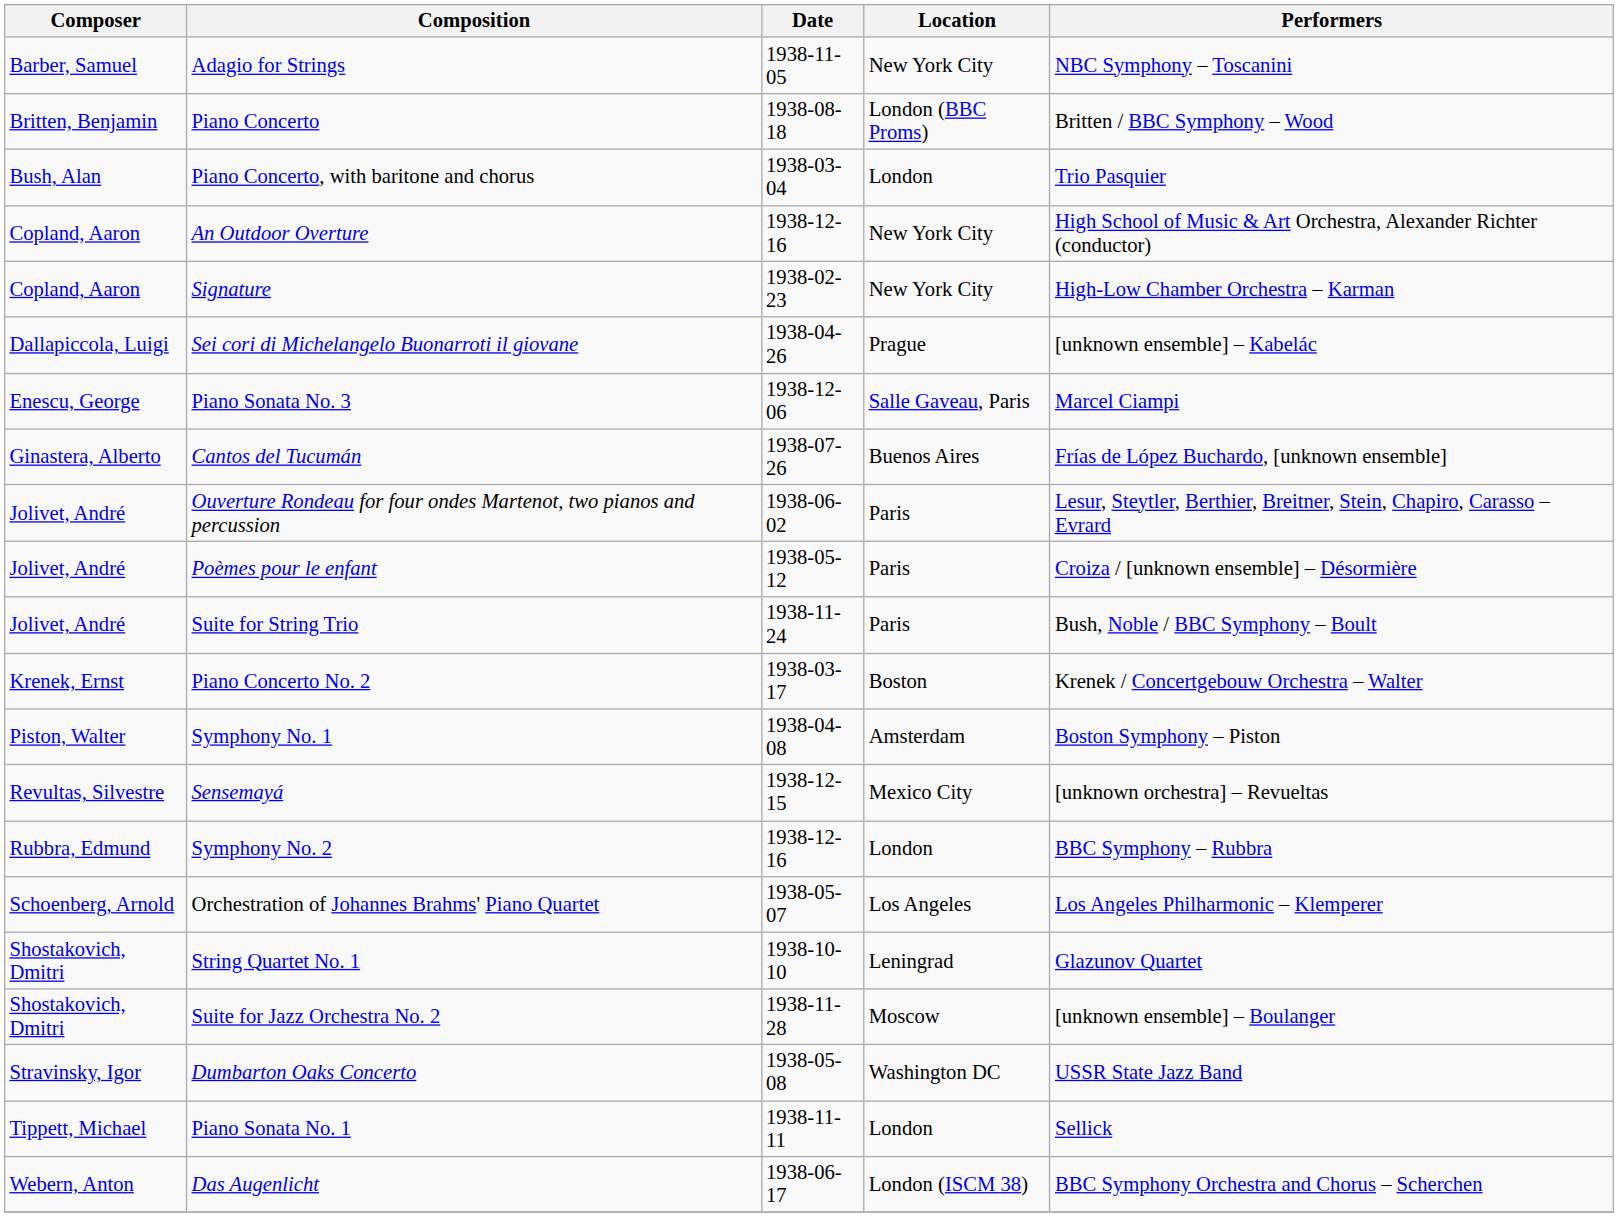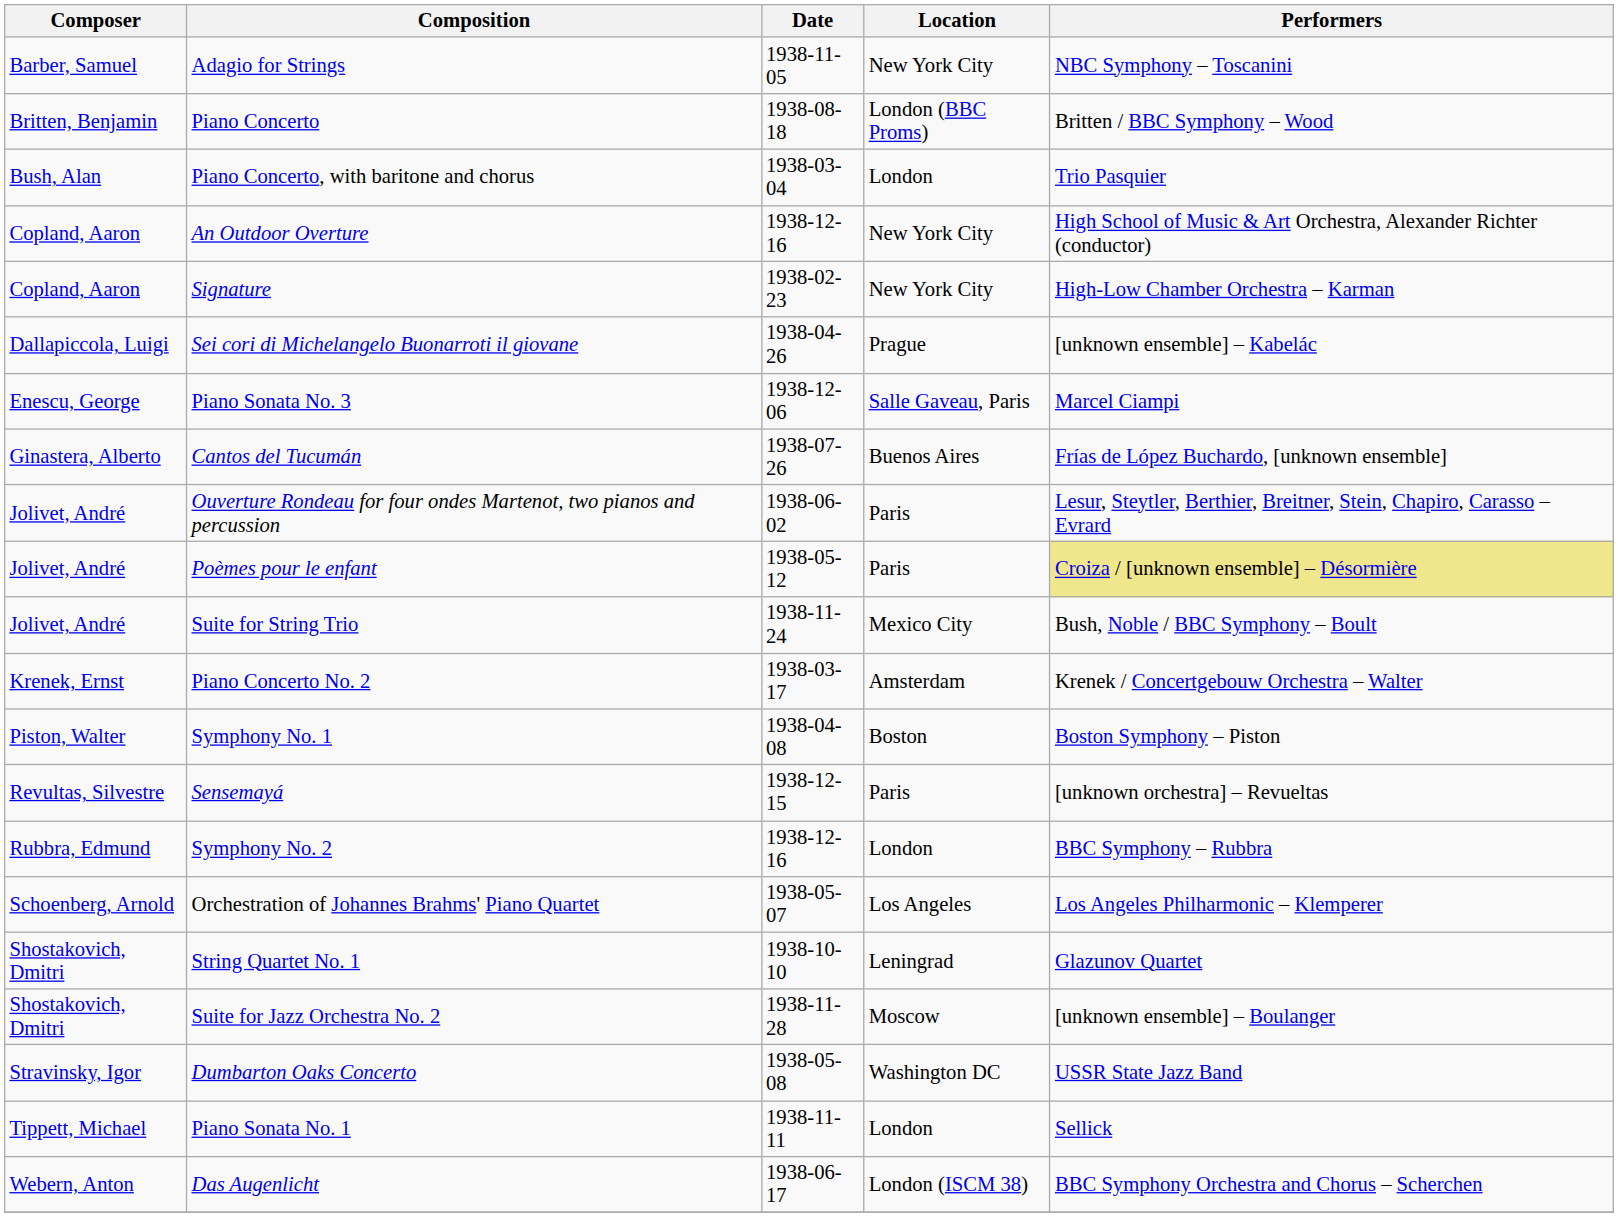(1236, 568) no background -> (1236, 568) khaki background
(889, 624) Paris -> (921, 624) Mexico City
(898, 680) Boston -> (917, 680) Amsterdam
(917, 736) Amsterdam -> (898, 736) Boston
(921, 792) Mexico City -> (889, 792) Paris
